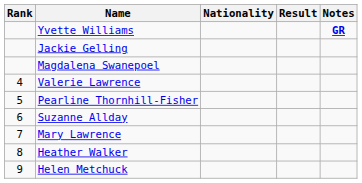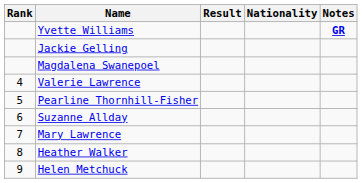columns swapped: (239, 13) <-> (298, 13)
